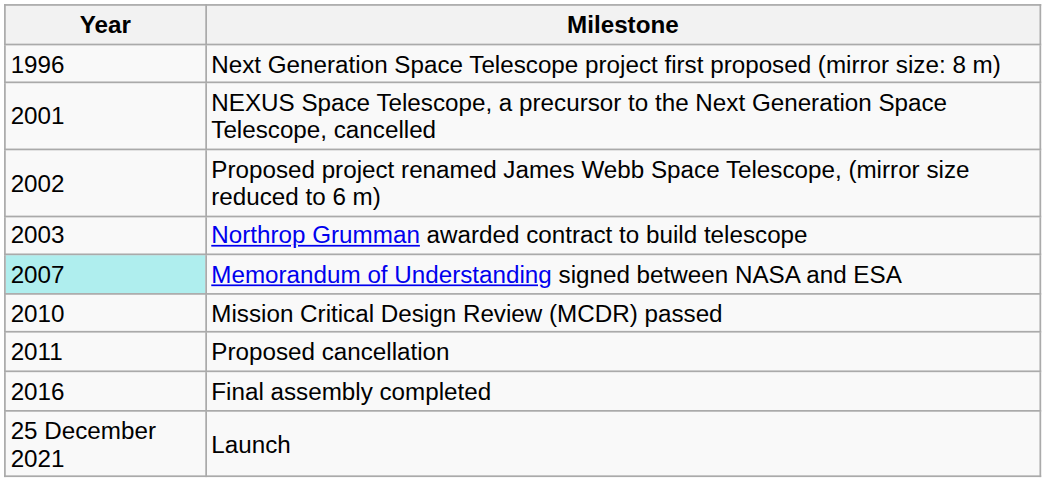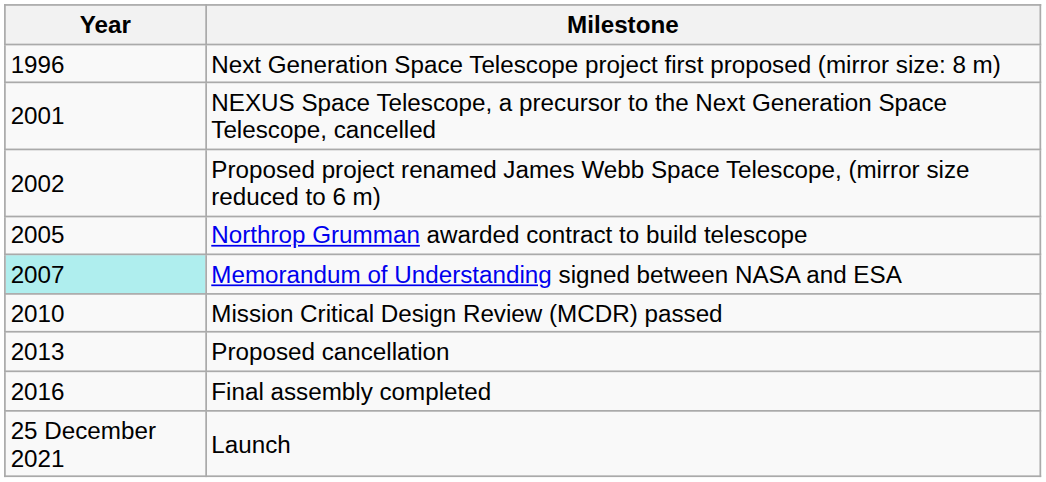(38, 235) 2003 -> (38, 235) 2005
(37, 352) 2011 -> (38, 352) 2013
